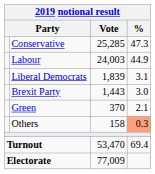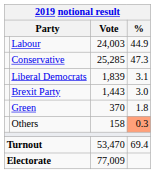rows swapped: (38, 44) <-> (26, 60)
(142, 108) 2.1 -> (142, 108) 1.8
